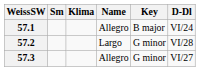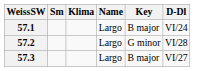(114, 27) Allegro -> (110, 27) Largo
(114, 58) Allegro -> (110, 58) Largo
(149, 58) G minor -> (143, 58) B major
